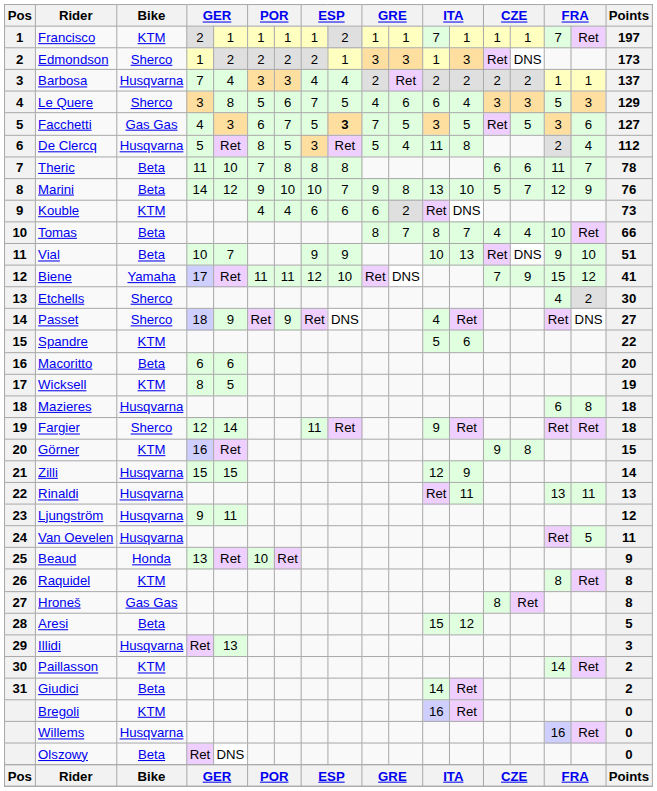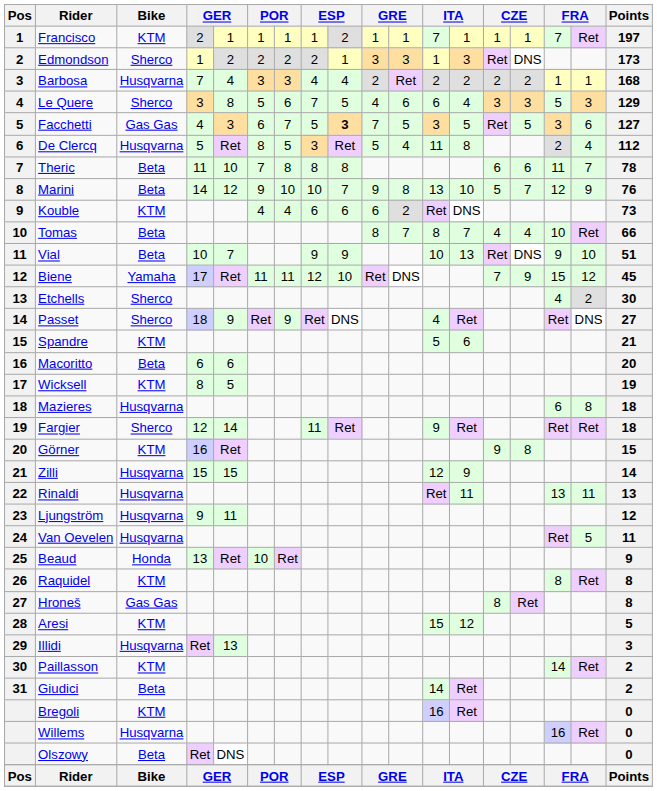(629, 80) 137 -> (629, 80) 168
(629, 276) 41 -> (629, 276) 45
(629, 341) 22 -> (629, 341) 21
(152, 624) Beta -> (152, 624) KTM
